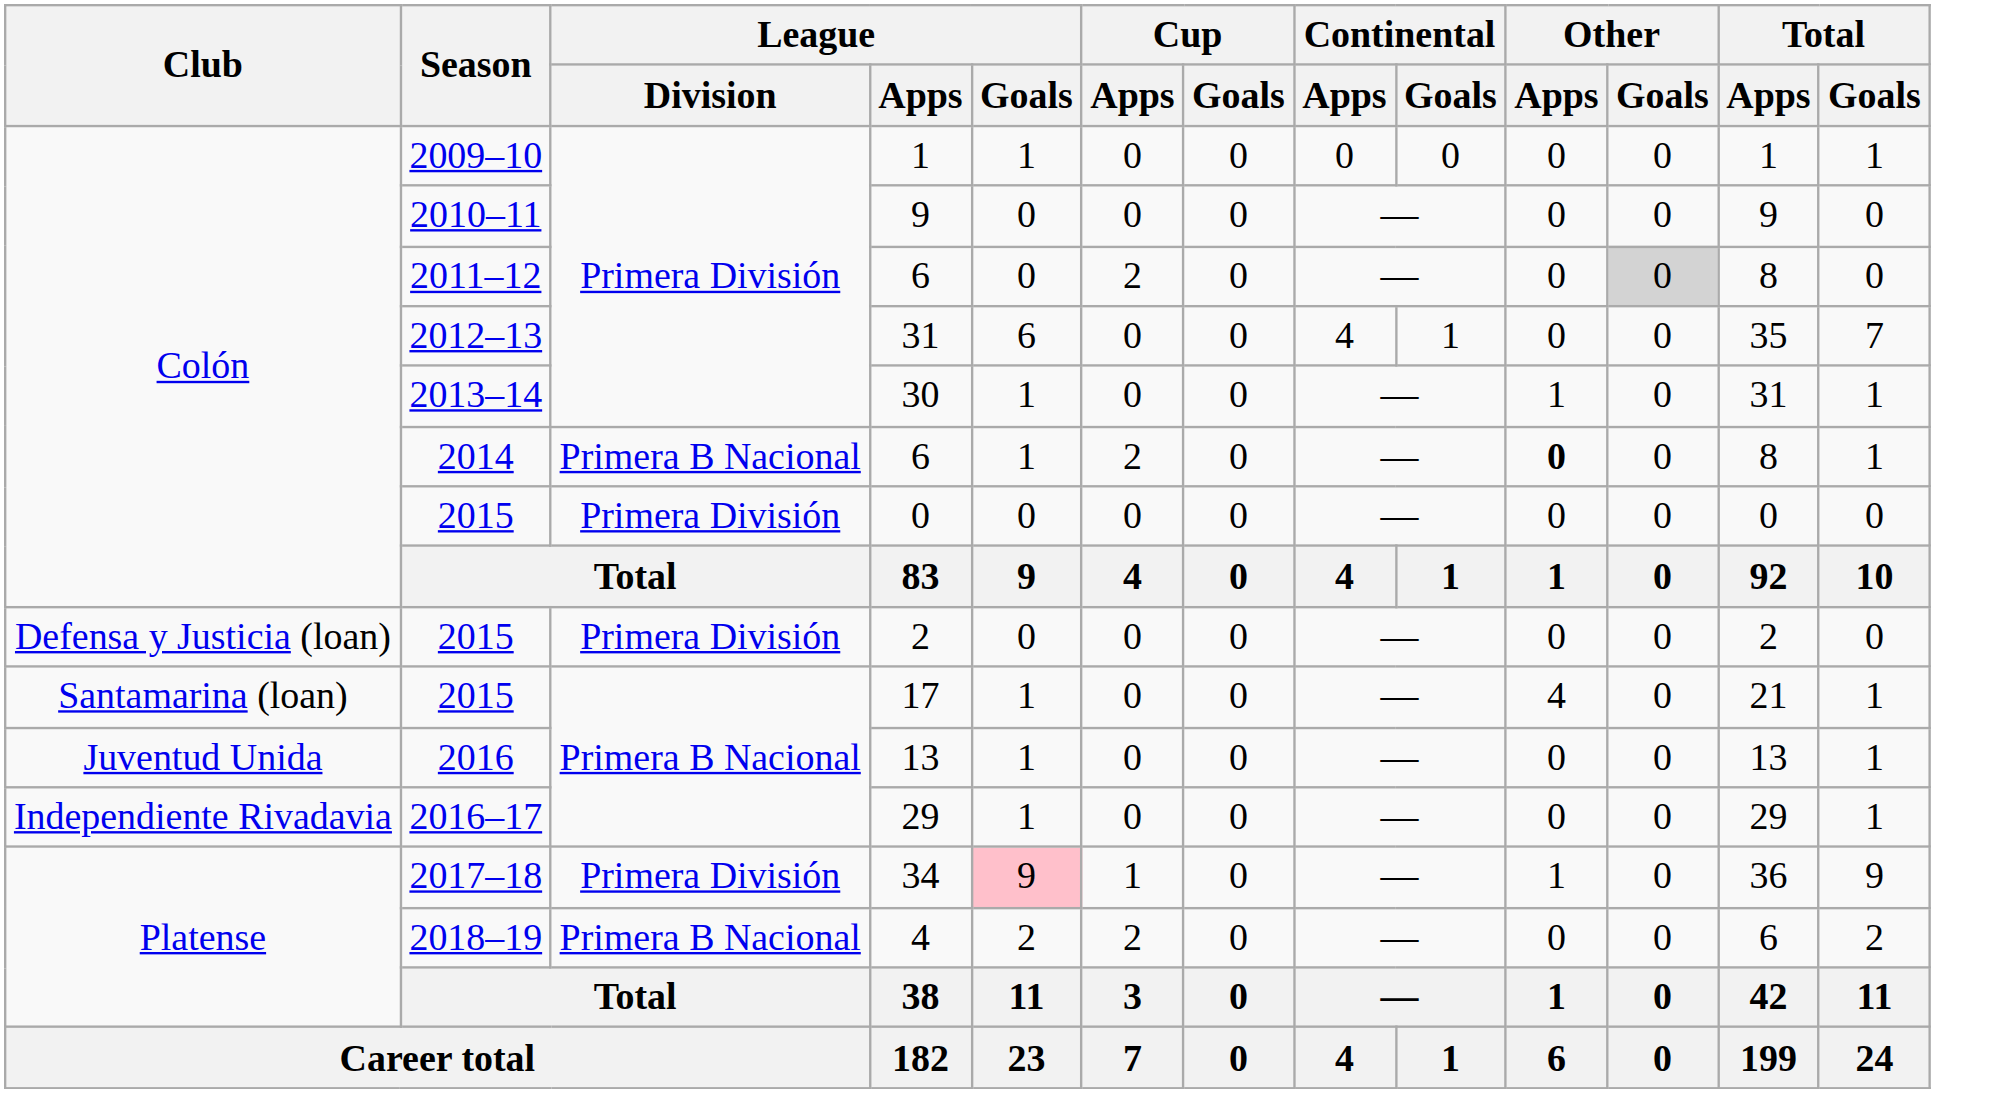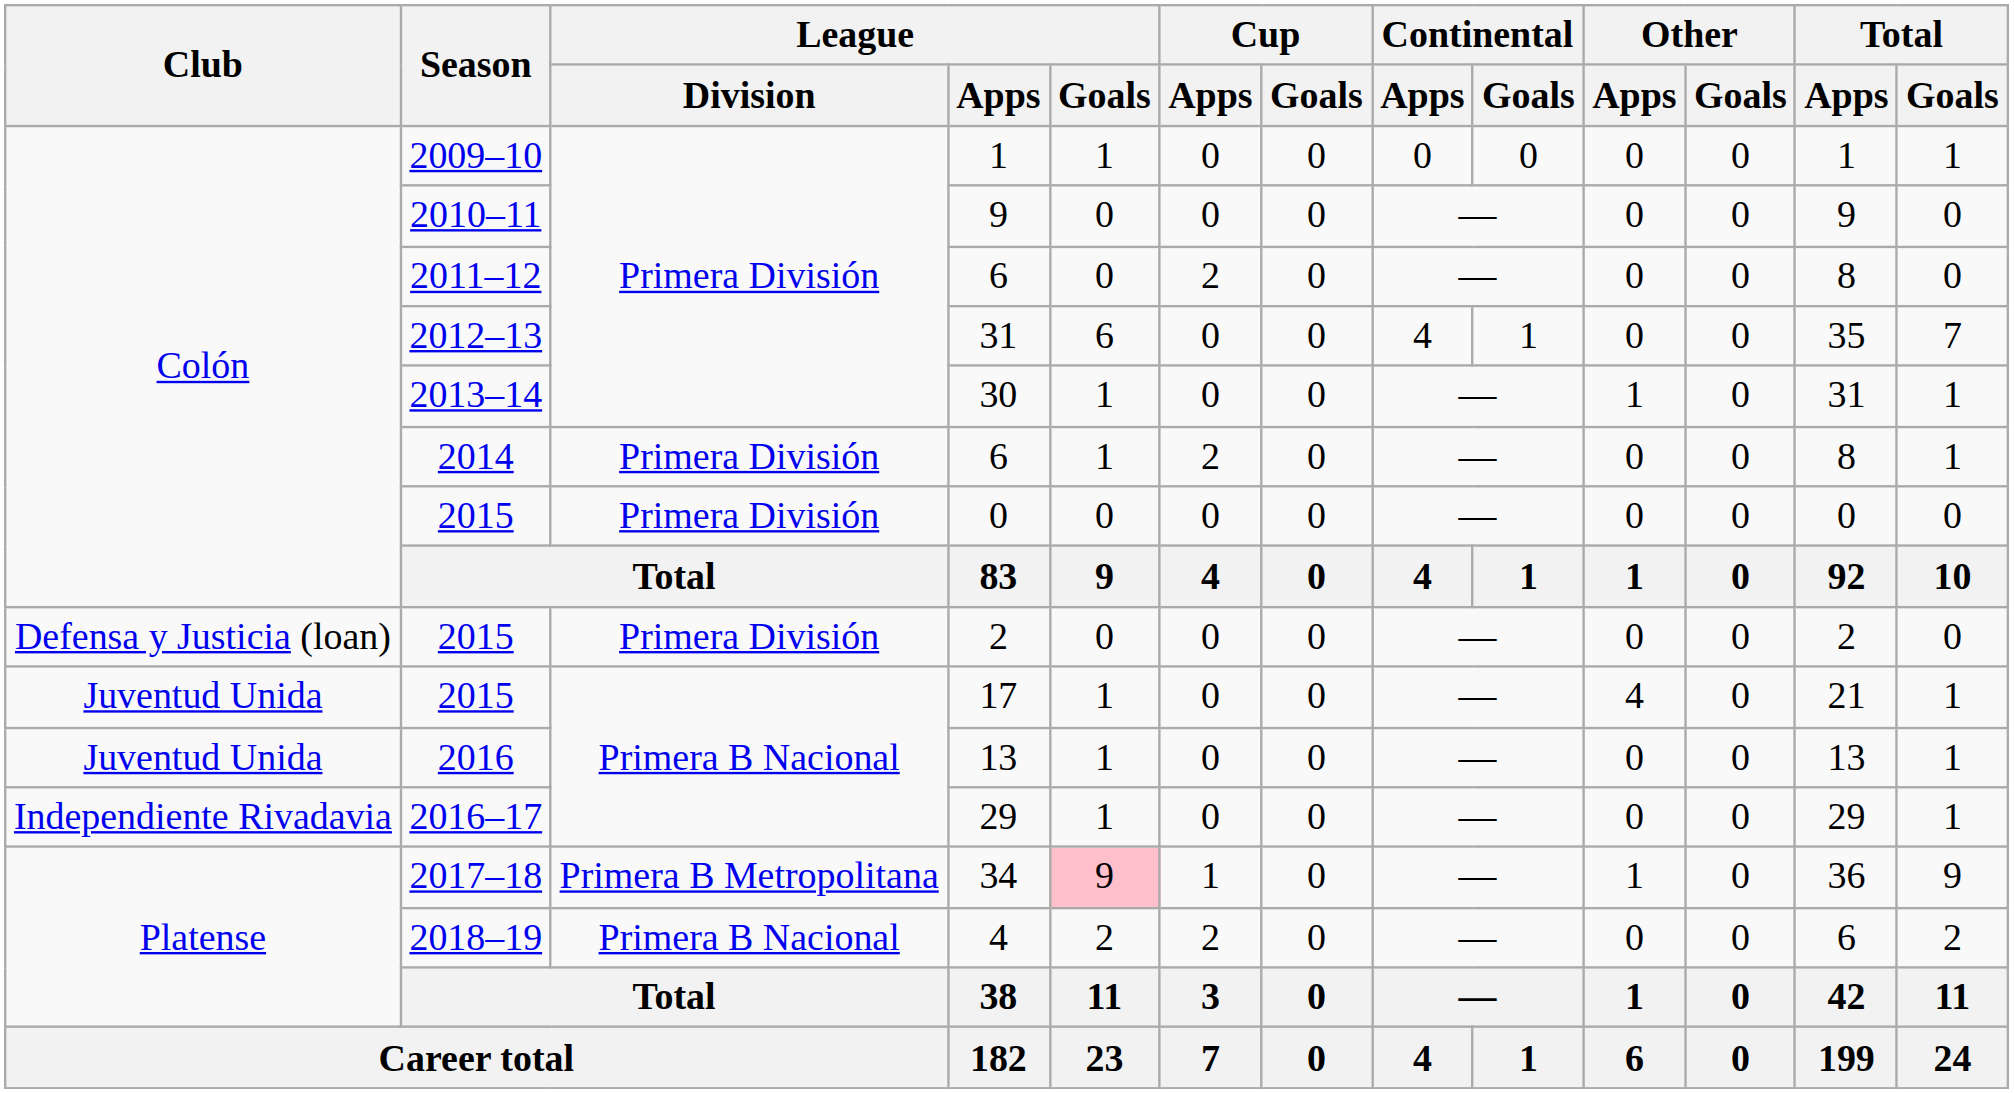(1662, 275) lightgrey background -> (1740, 275) no background
(710, 455) Primera B Nacional -> (749, 455) Primera División
(1556, 455) bold -> (1634, 455) normal
(203, 696) Santamarina (loan) -> (203, 696) Juventud Unida
(710, 876) Primera División -> (749, 876) Primera B Metropolitana
